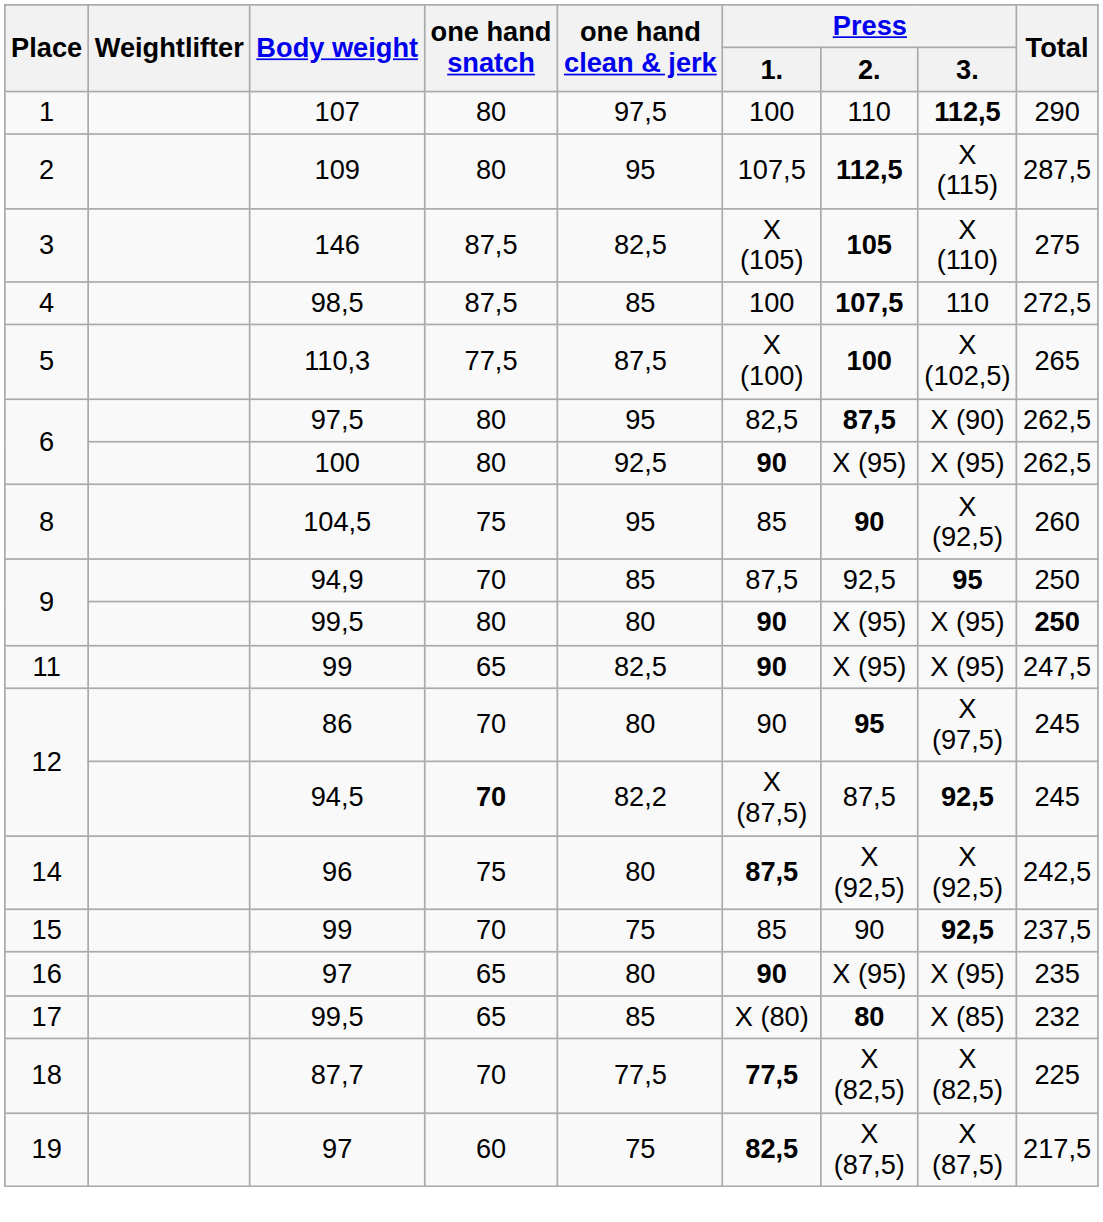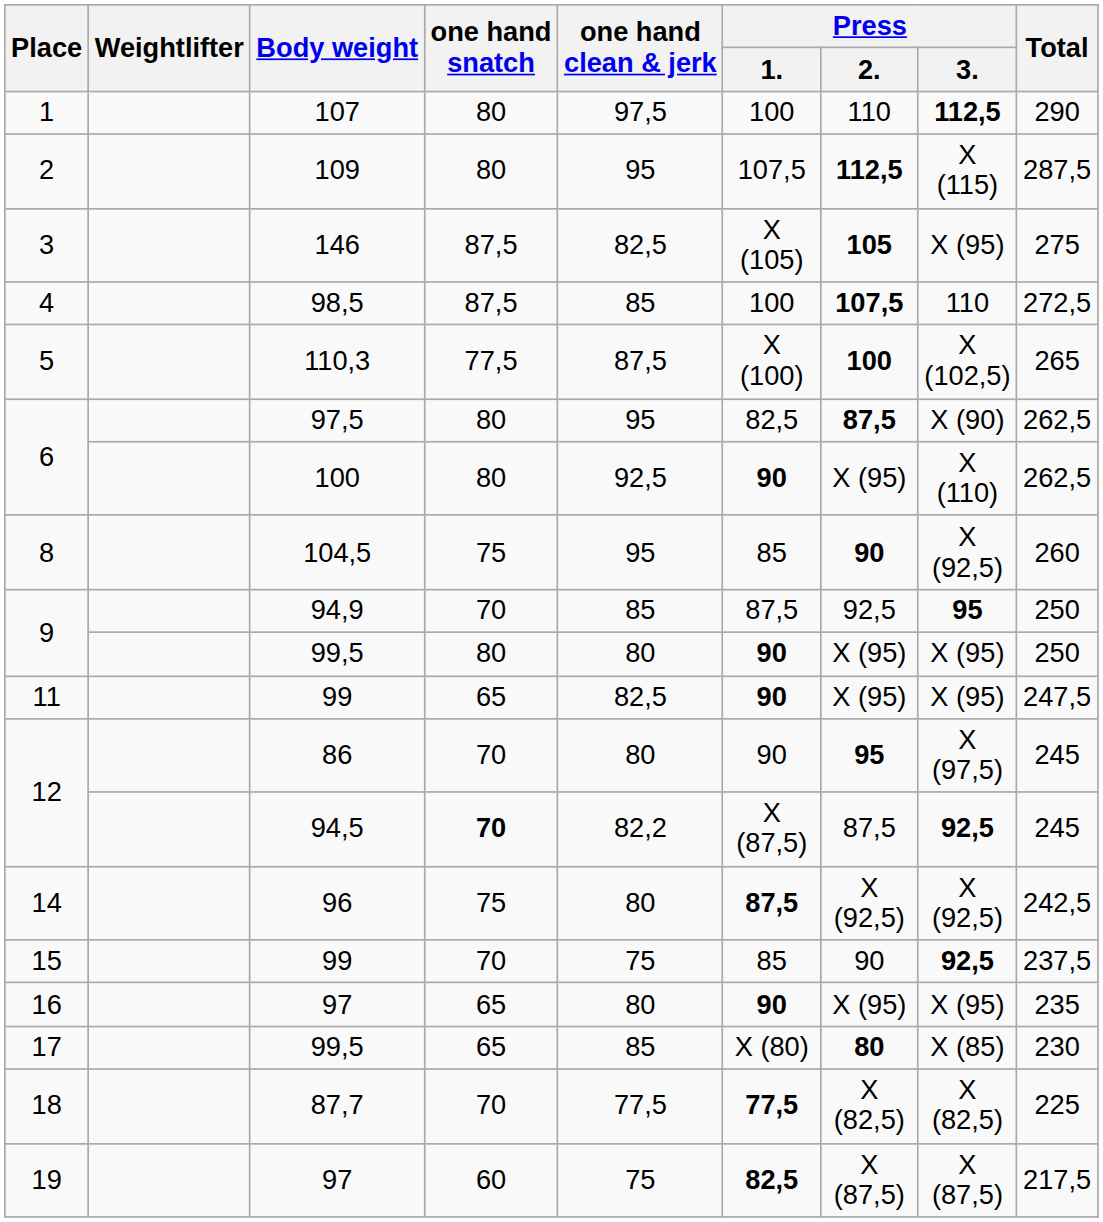(967, 244) X (110) -> (967, 244) X (95)
(967, 462) X (95) -> (967, 478) X (110)
(1057, 622) bold -> (1057, 653) normal
(1057, 1016) 232 -> (1057, 1047) 230
